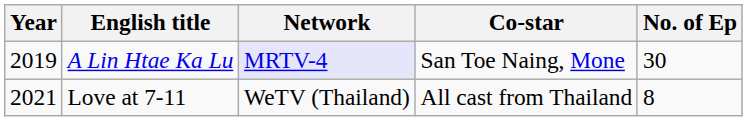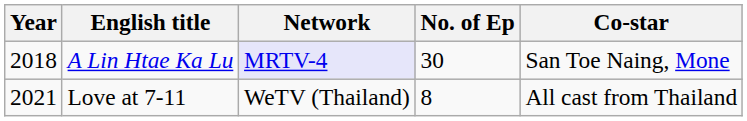columns swapped: (690, 23) <-> (526, 23)
(33, 60) 2019 -> (33, 60) 2018
